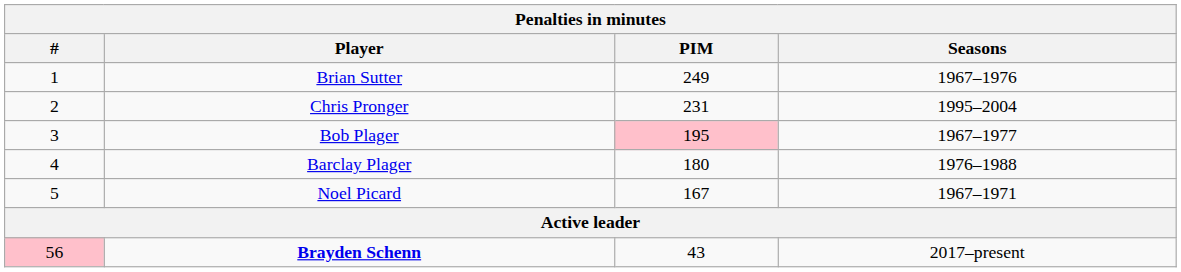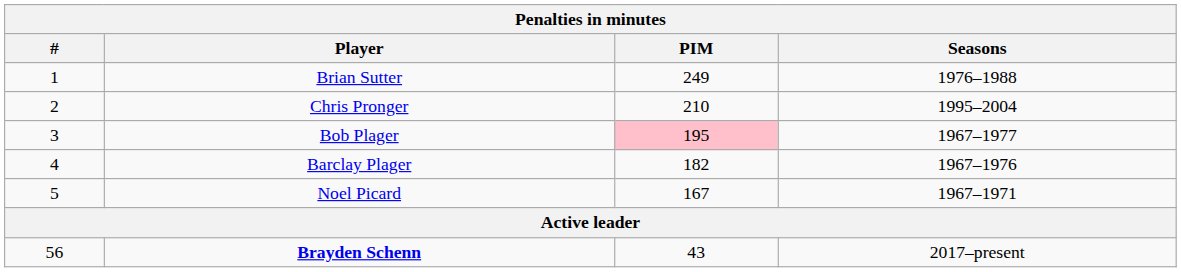(977, 77) 1967–1976 -> (977, 77) 1976–1988
(696, 106) 231 -> (696, 106) 210
(696, 164) 180 -> (696, 164) 182
(977, 164) 1976–1988 -> (977, 164) 1967–1976
(54, 251) pink background -> (54, 251) no background
